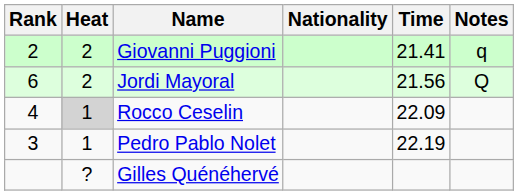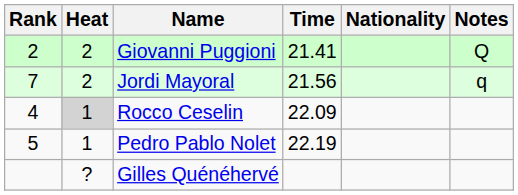columns swapped: (338, 19) <-> (421, 19)
(482, 50) q -> (482, 50) Q
(33, 81) 6 -> (33, 81) 7
(482, 81) Q -> (482, 81) q
(33, 143) 3 -> (33, 143) 5
